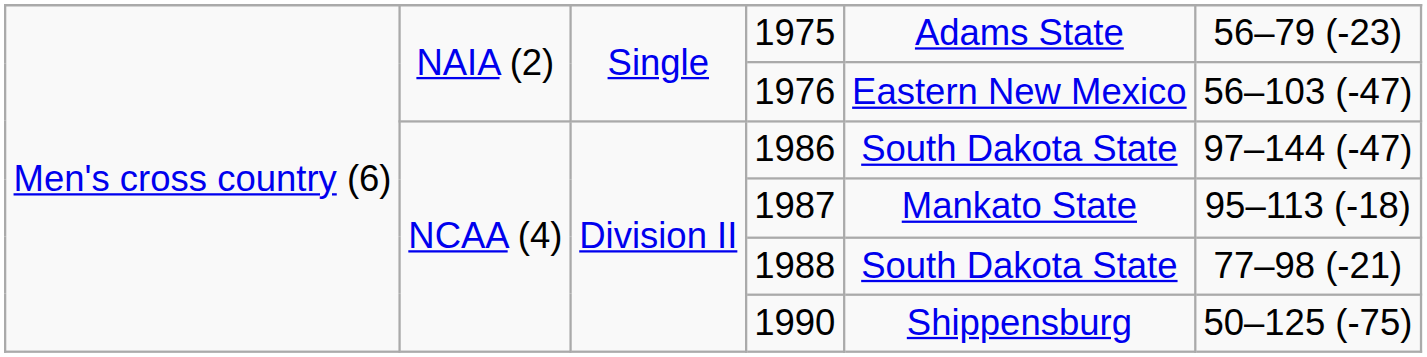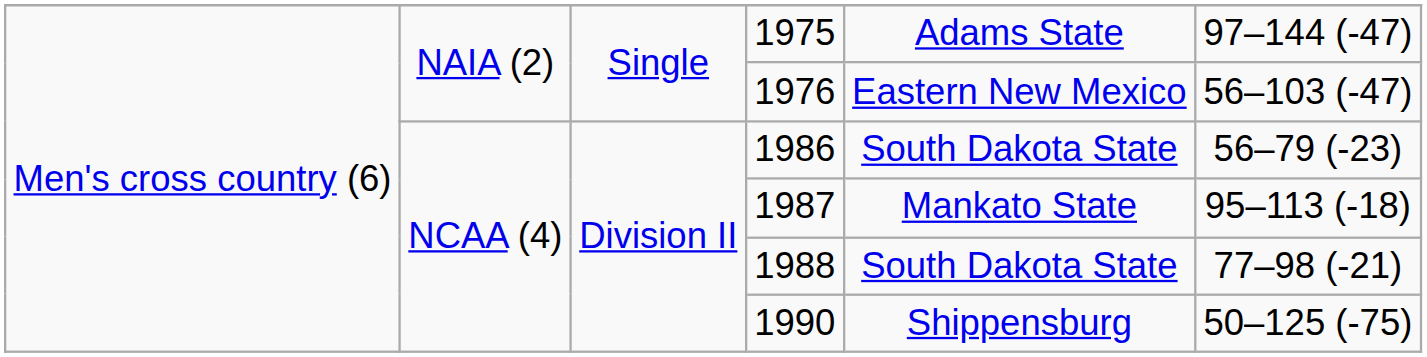(1308, 33) 56–79 (-23) -> (1308, 33) 97–144 (-47)
(1308, 149) 97–144 (-47) -> (1308, 149) 56–79 (-23)
